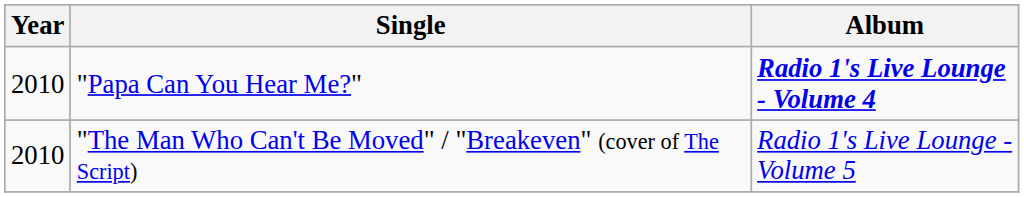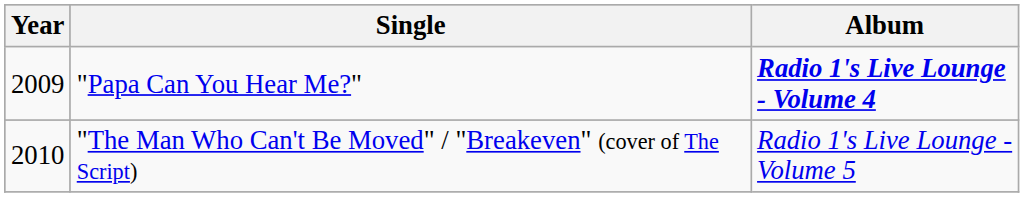(38, 83) 2010 -> (38, 83) 2009
